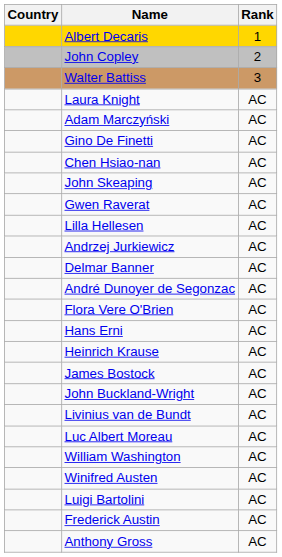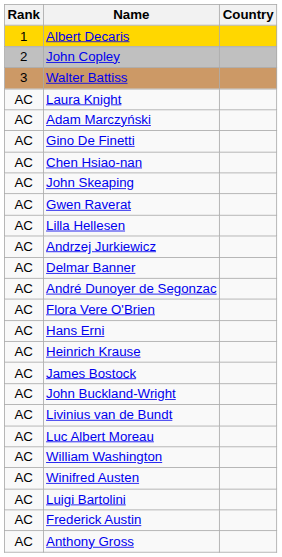columns swapped: (257, 15) <-> (33, 15)
